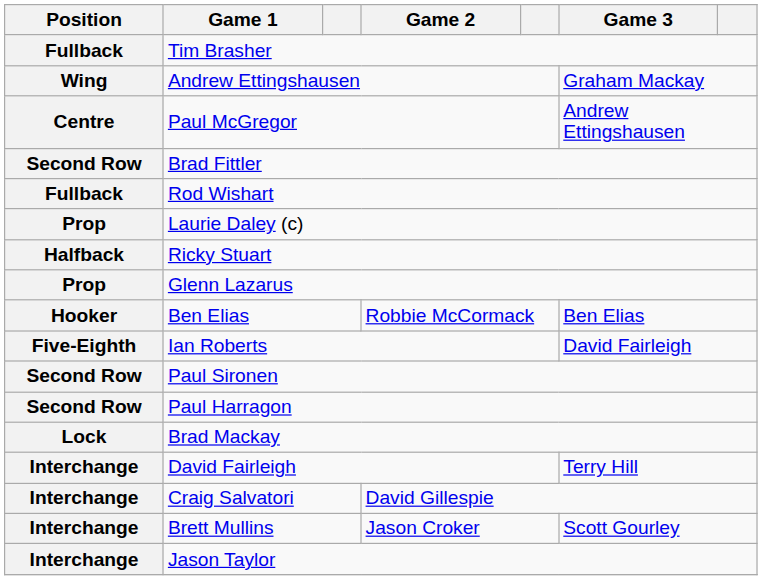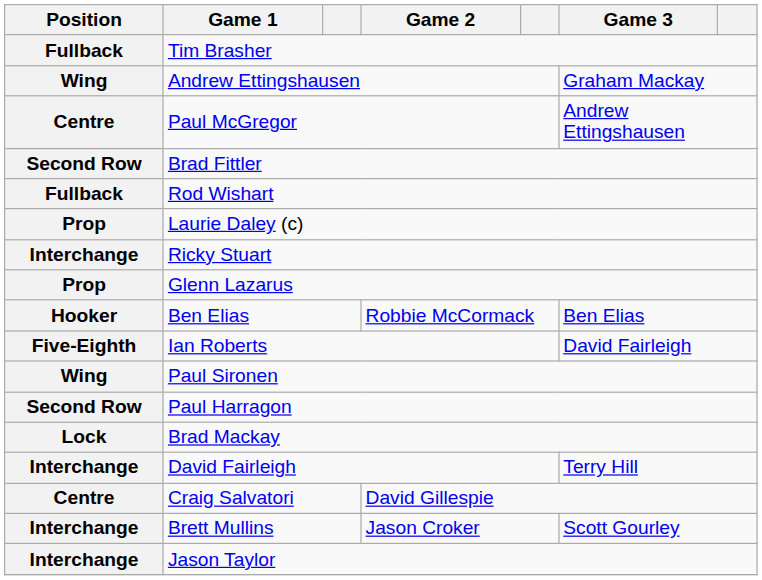(84, 254) Halfback -> (84, 254) Interchange
(84, 376) Second Row -> (84, 376) Wing
(84, 498) Interchange -> (84, 498) Centre
